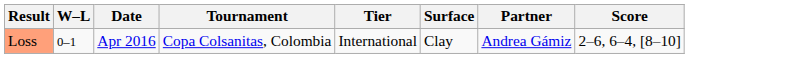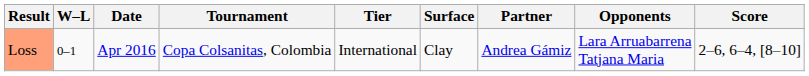+ column: (635, 16)
